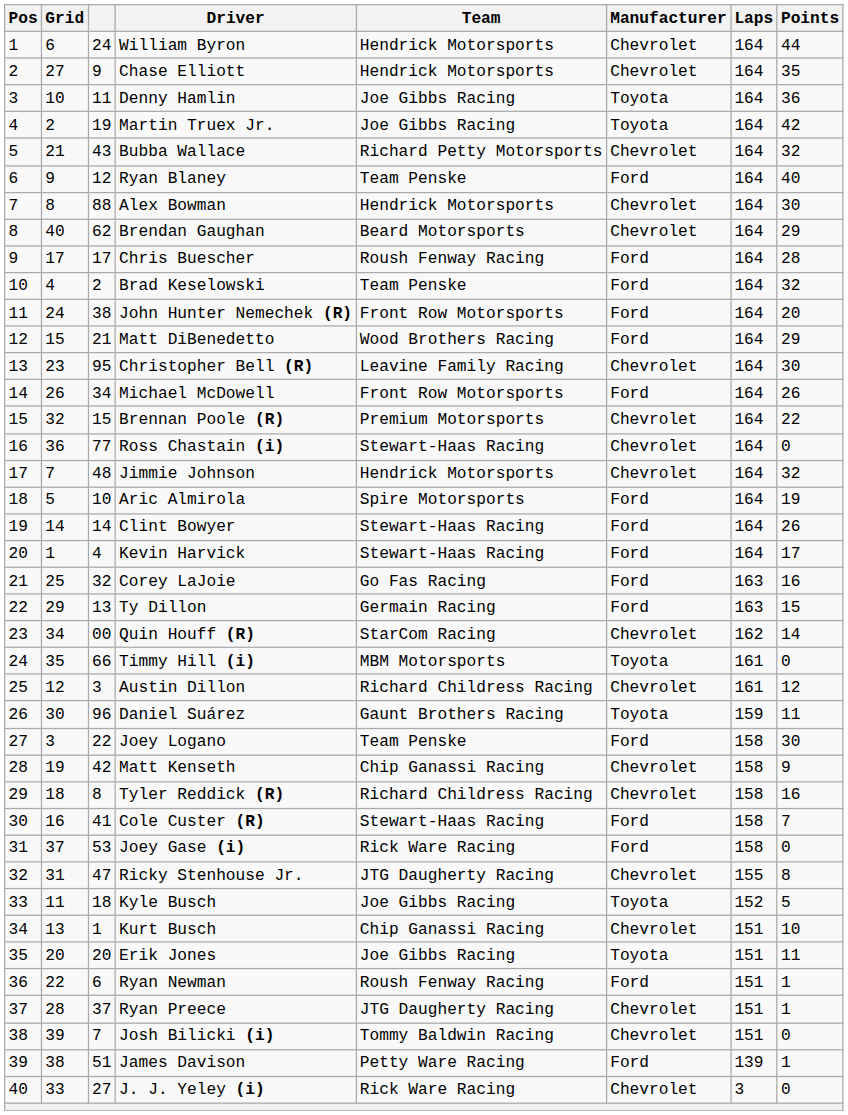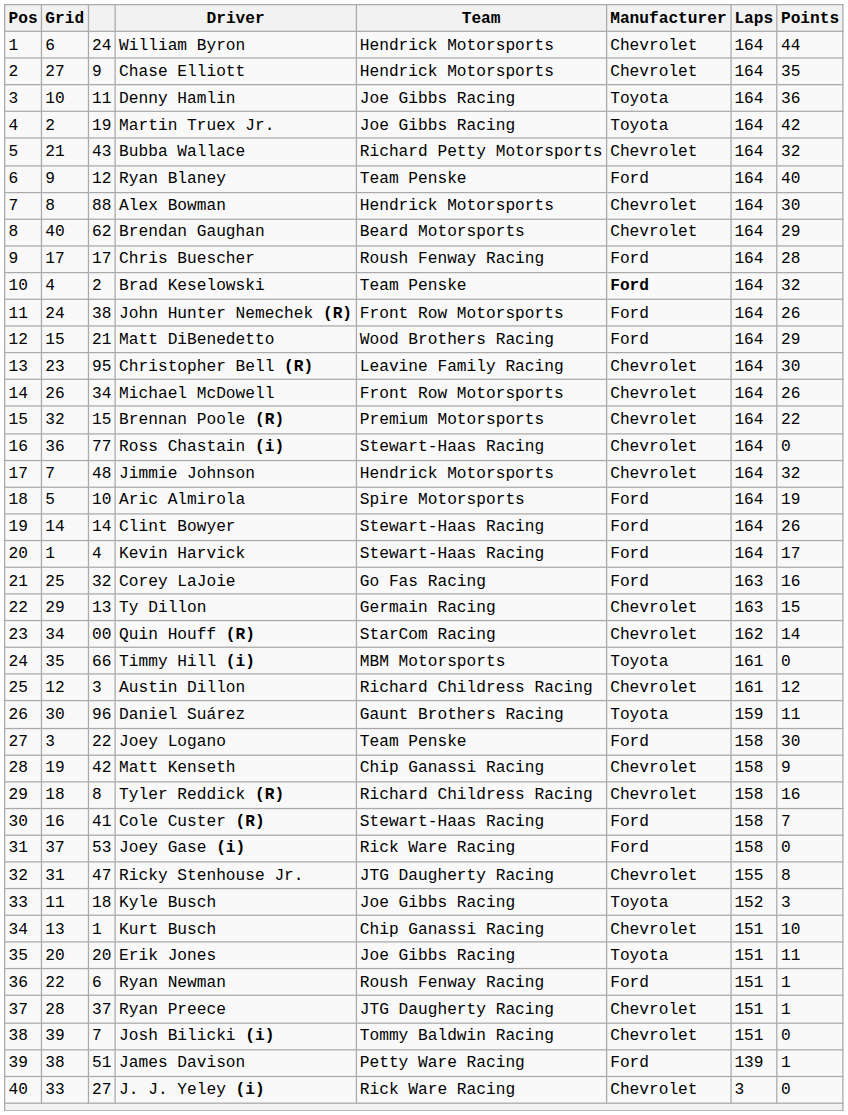(630, 286) normal -> (630, 286) bold
(791, 312) 20 -> (791, 312) 26
(630, 393) Ford -> (654, 393) Chevrolet
(630, 607) Ford -> (654, 607) Chevrolet
(786, 902) 5 -> (786, 902) 3
